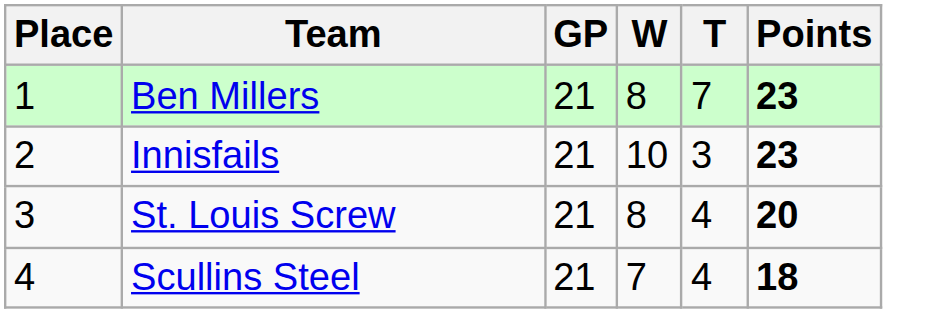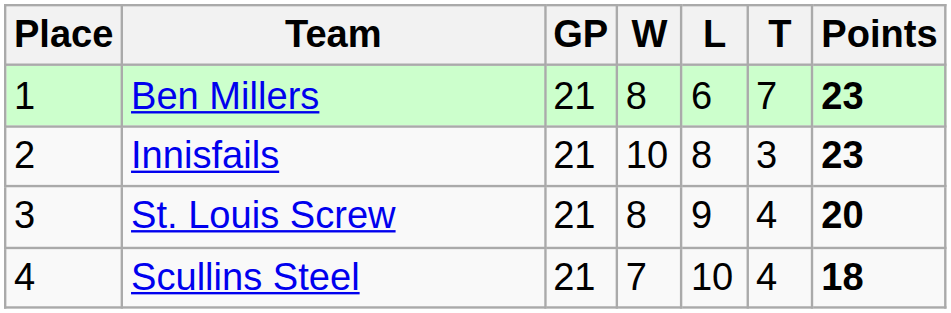+ column: (715, 34)
